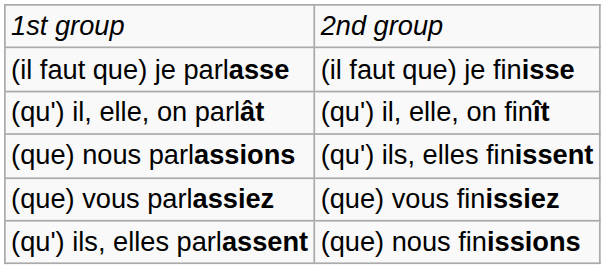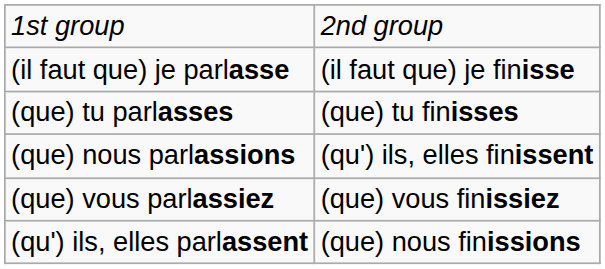+ row: (122, 112)
- row: (138, 112)
